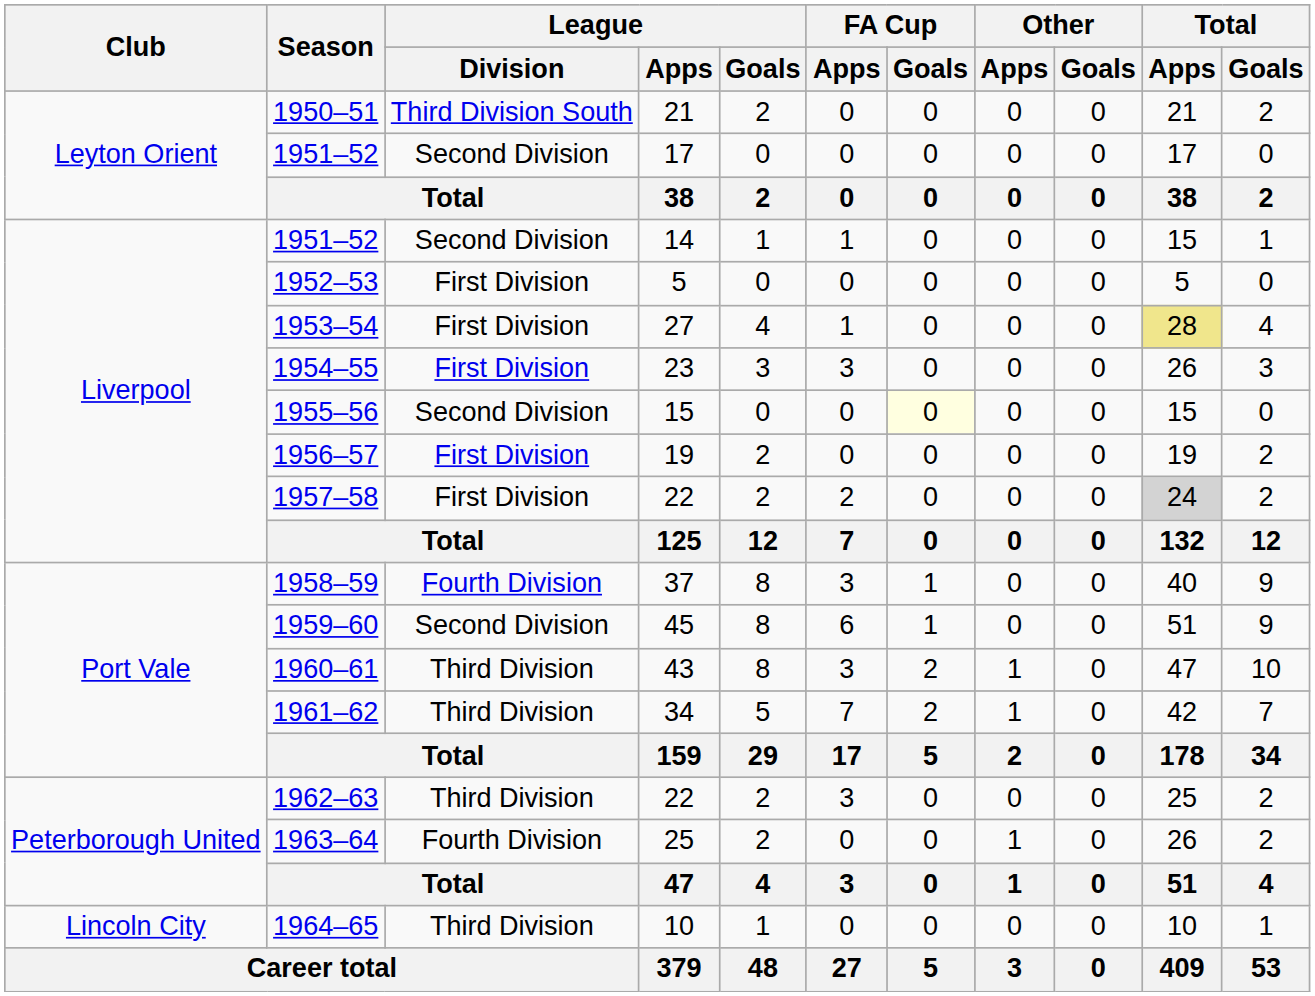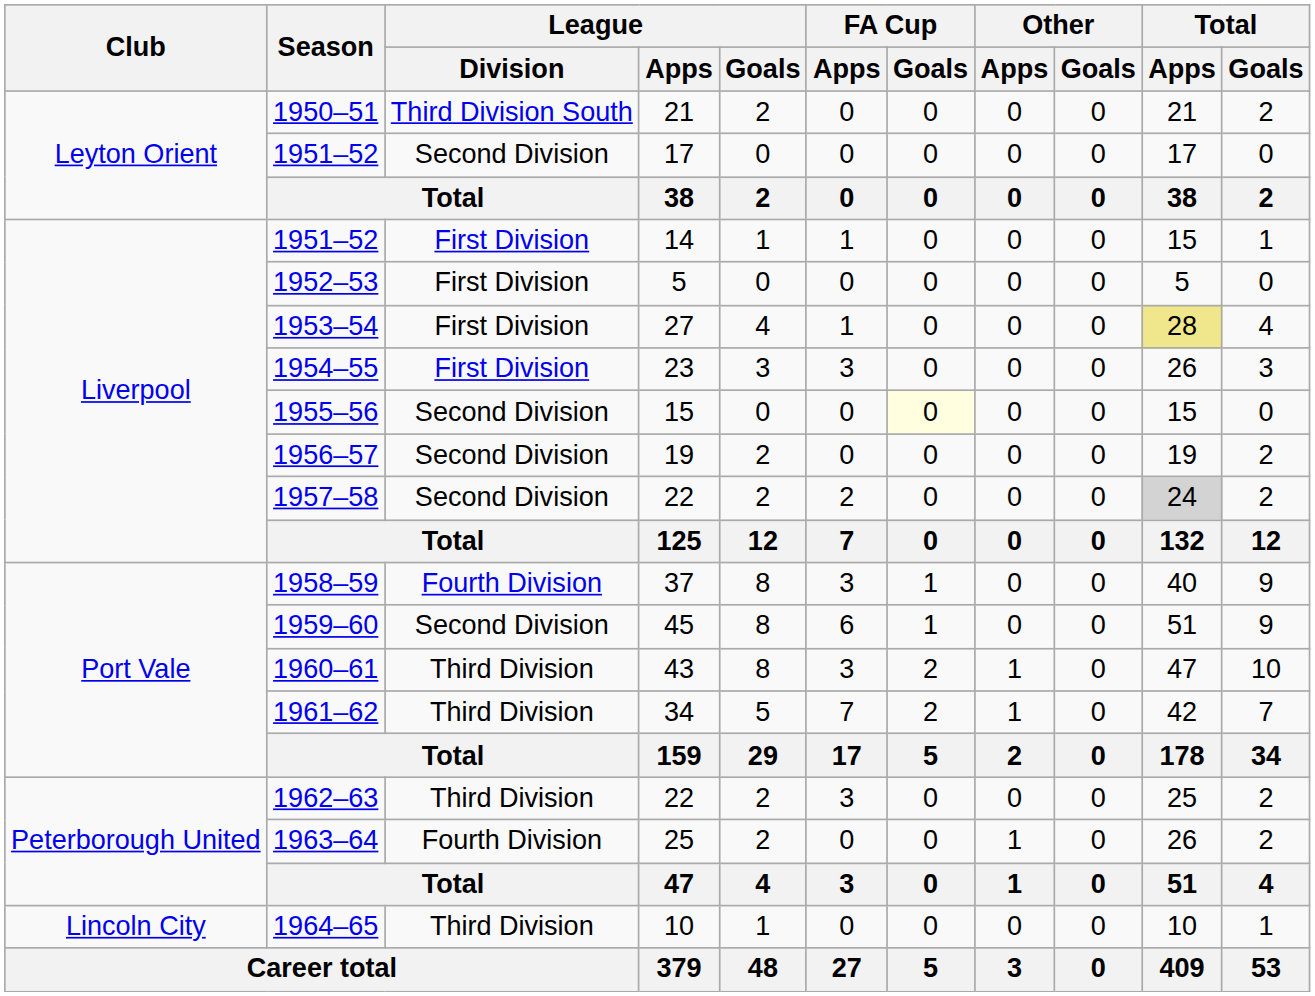(512, 240) Second Division -> (512, 240) First Division
(512, 454) First Division -> (512, 454) Second Division
(512, 497) First Division -> (512, 497) Second Division
